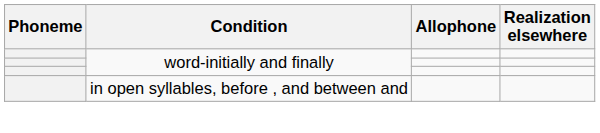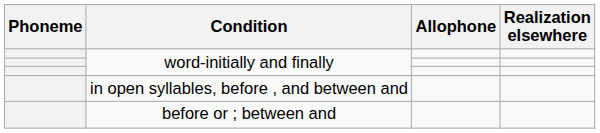+ row: (45, 115)
